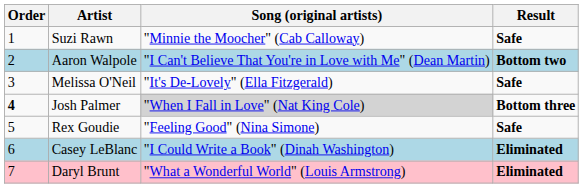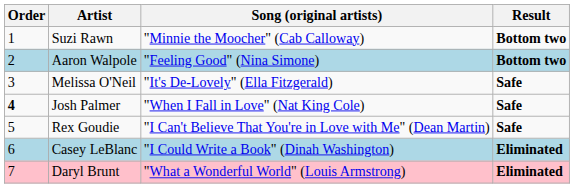(509, 37) Safe -> (531, 37) Bottom two
(317, 60) "I Can't Believe That You're in Love with Me" (Dean Martin) -> (232, 60) "Feeling Good" (Nina Simone)
(254, 104) lightgrey background -> (254, 104) no background
(536, 104) Bottom three -> (509, 104) Safe
(232, 127) "Feeling Good" (Nina Simone) -> (317, 127) "I Can't Believe That You're in Love with Me" (Dean Martin)
